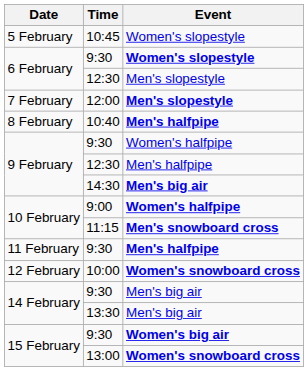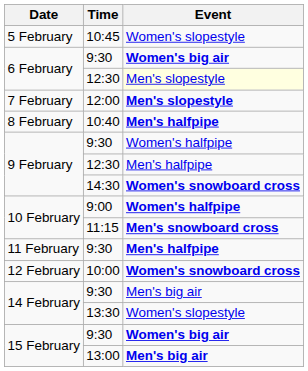(190, 57) Women's slopestyle -> (178, 57) Women's big air
(175, 79) no background -> (175, 79) lightyellow background
(167, 185) Men's big air -> (213, 185) Women's snowboard cross
(164, 313) Men's big air -> (185, 313) Women's slopestyle
(213, 356) Women's snowboard cross -> (167, 356) Men's big air
